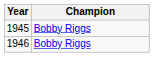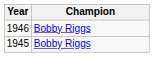rows swapped: (18, 28) <-> (18, 44)
